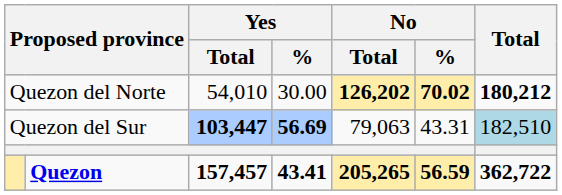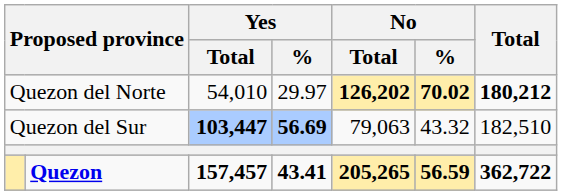(302, 92) 30.00 -> (302, 92) 29.97
(445, 127) 43.31 -> (445, 127) 43.32
(516, 127) lightblue background -> (516, 127) no background
